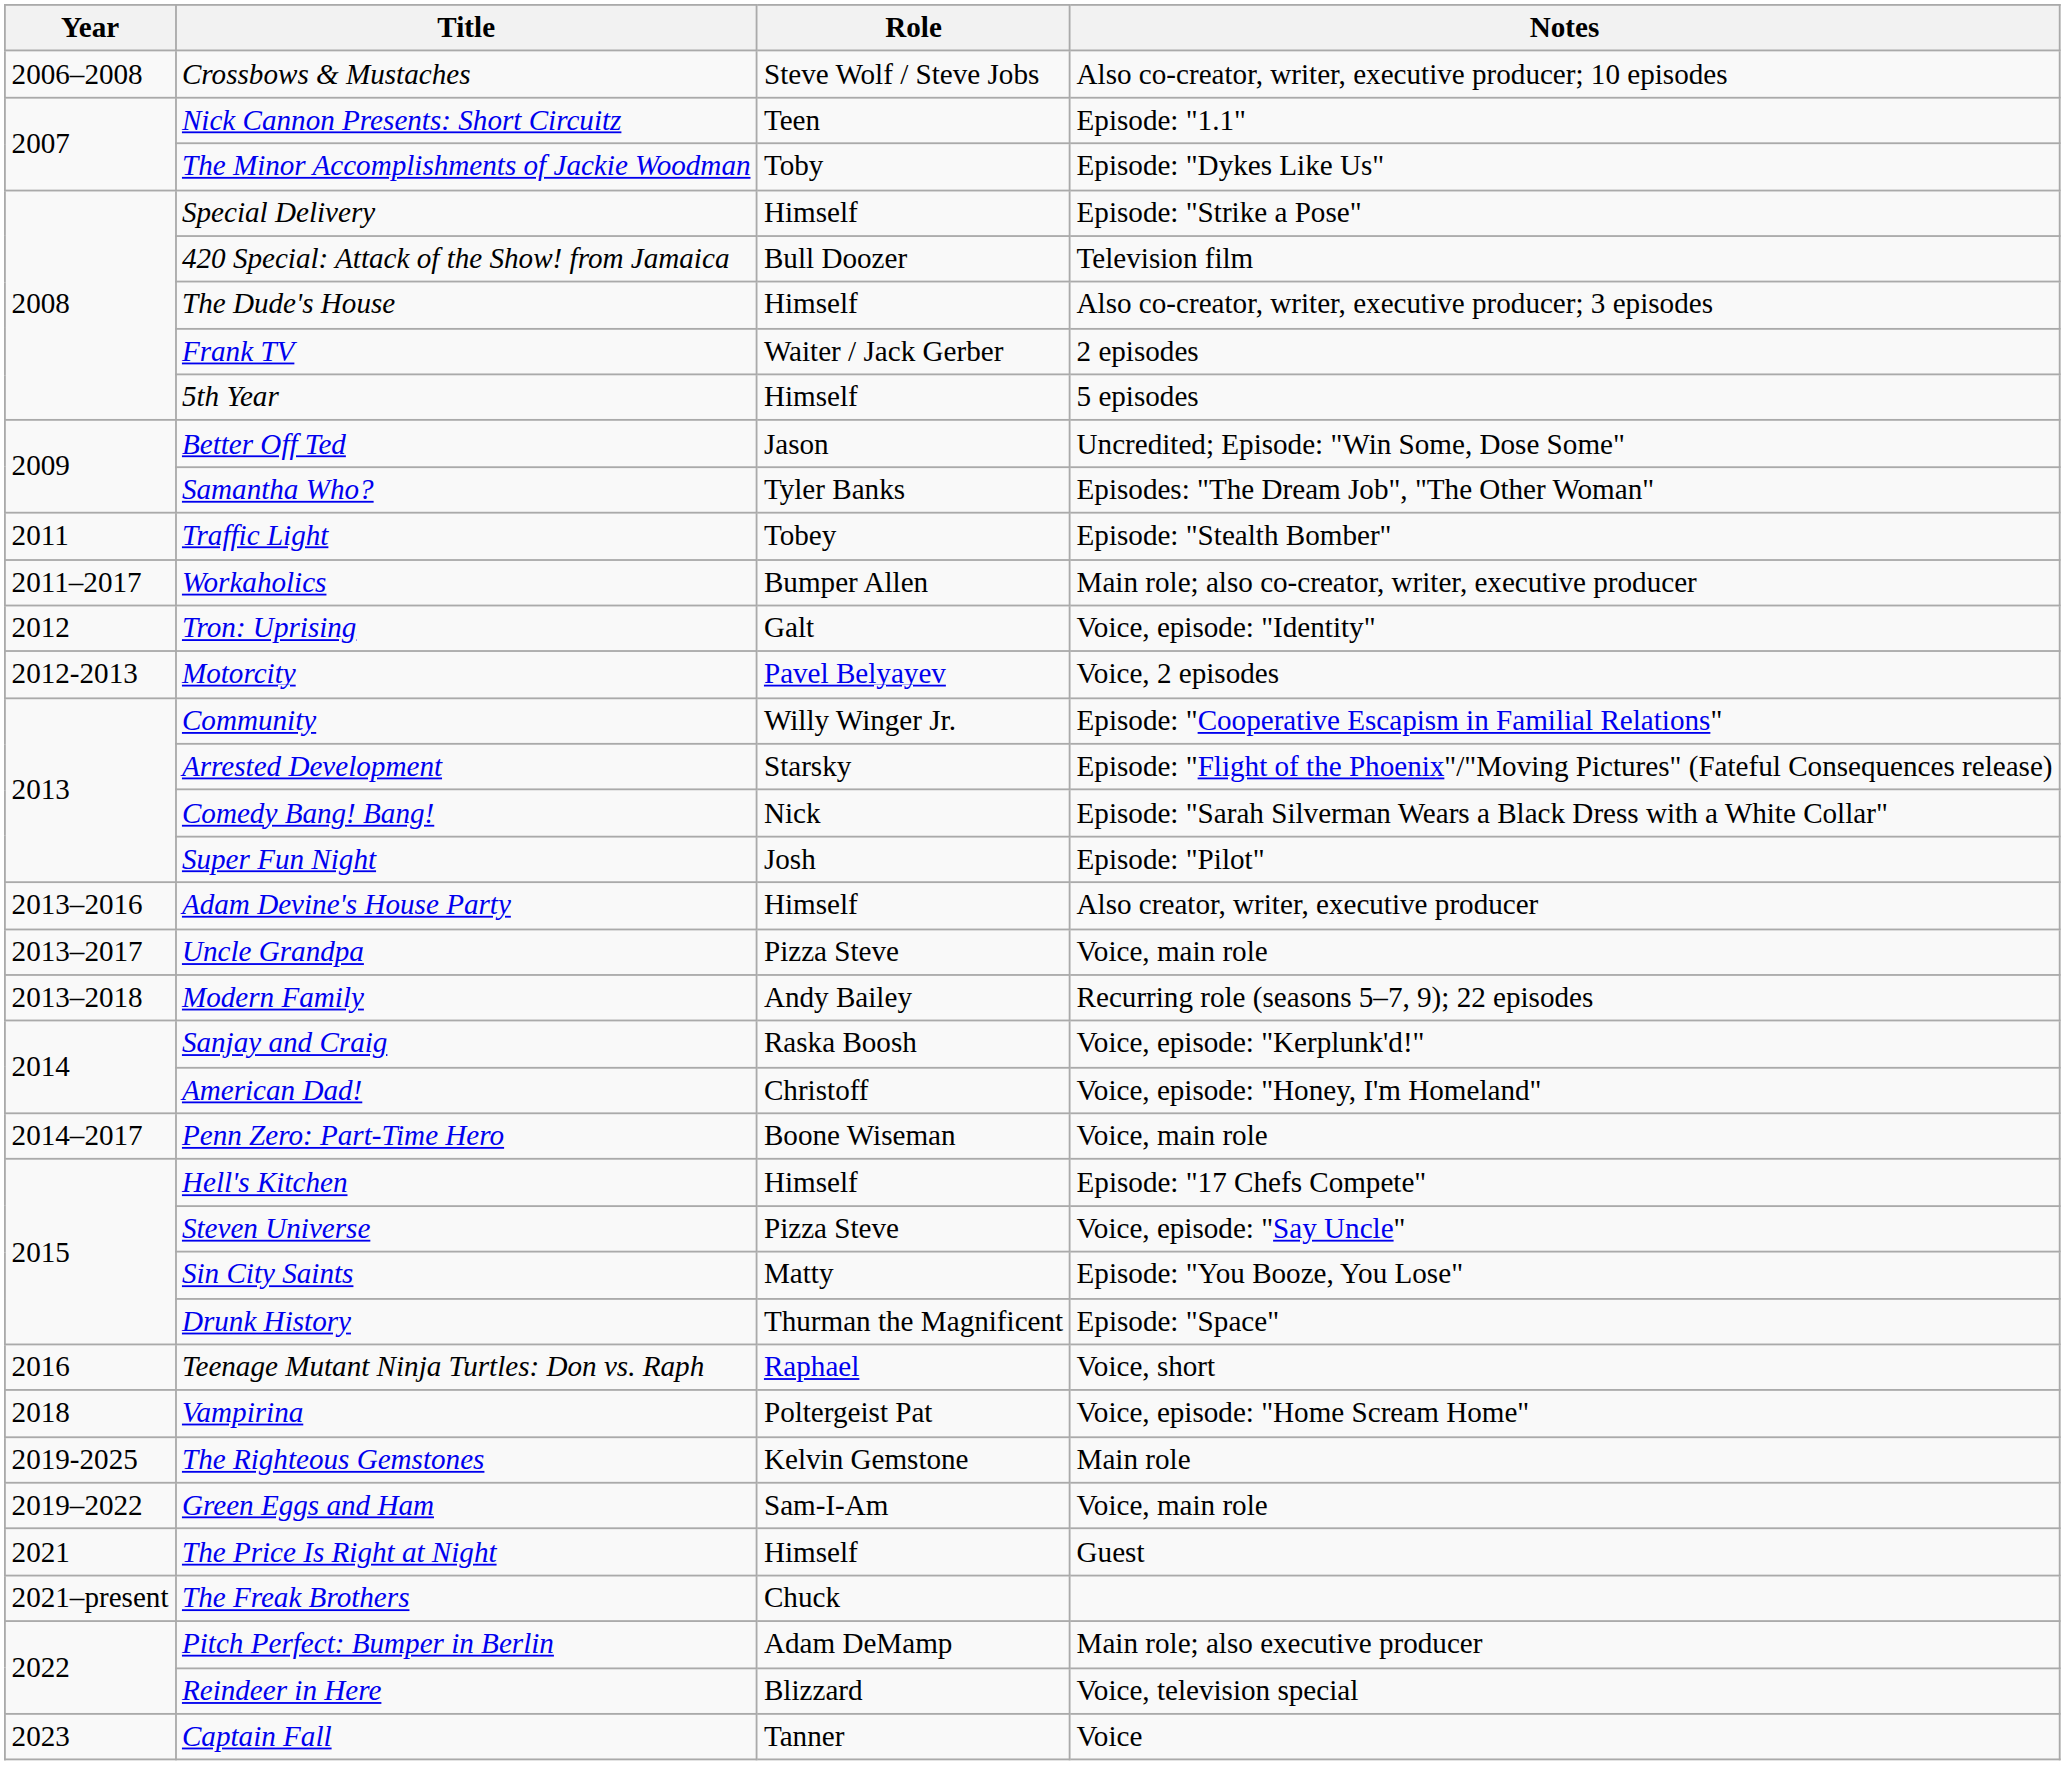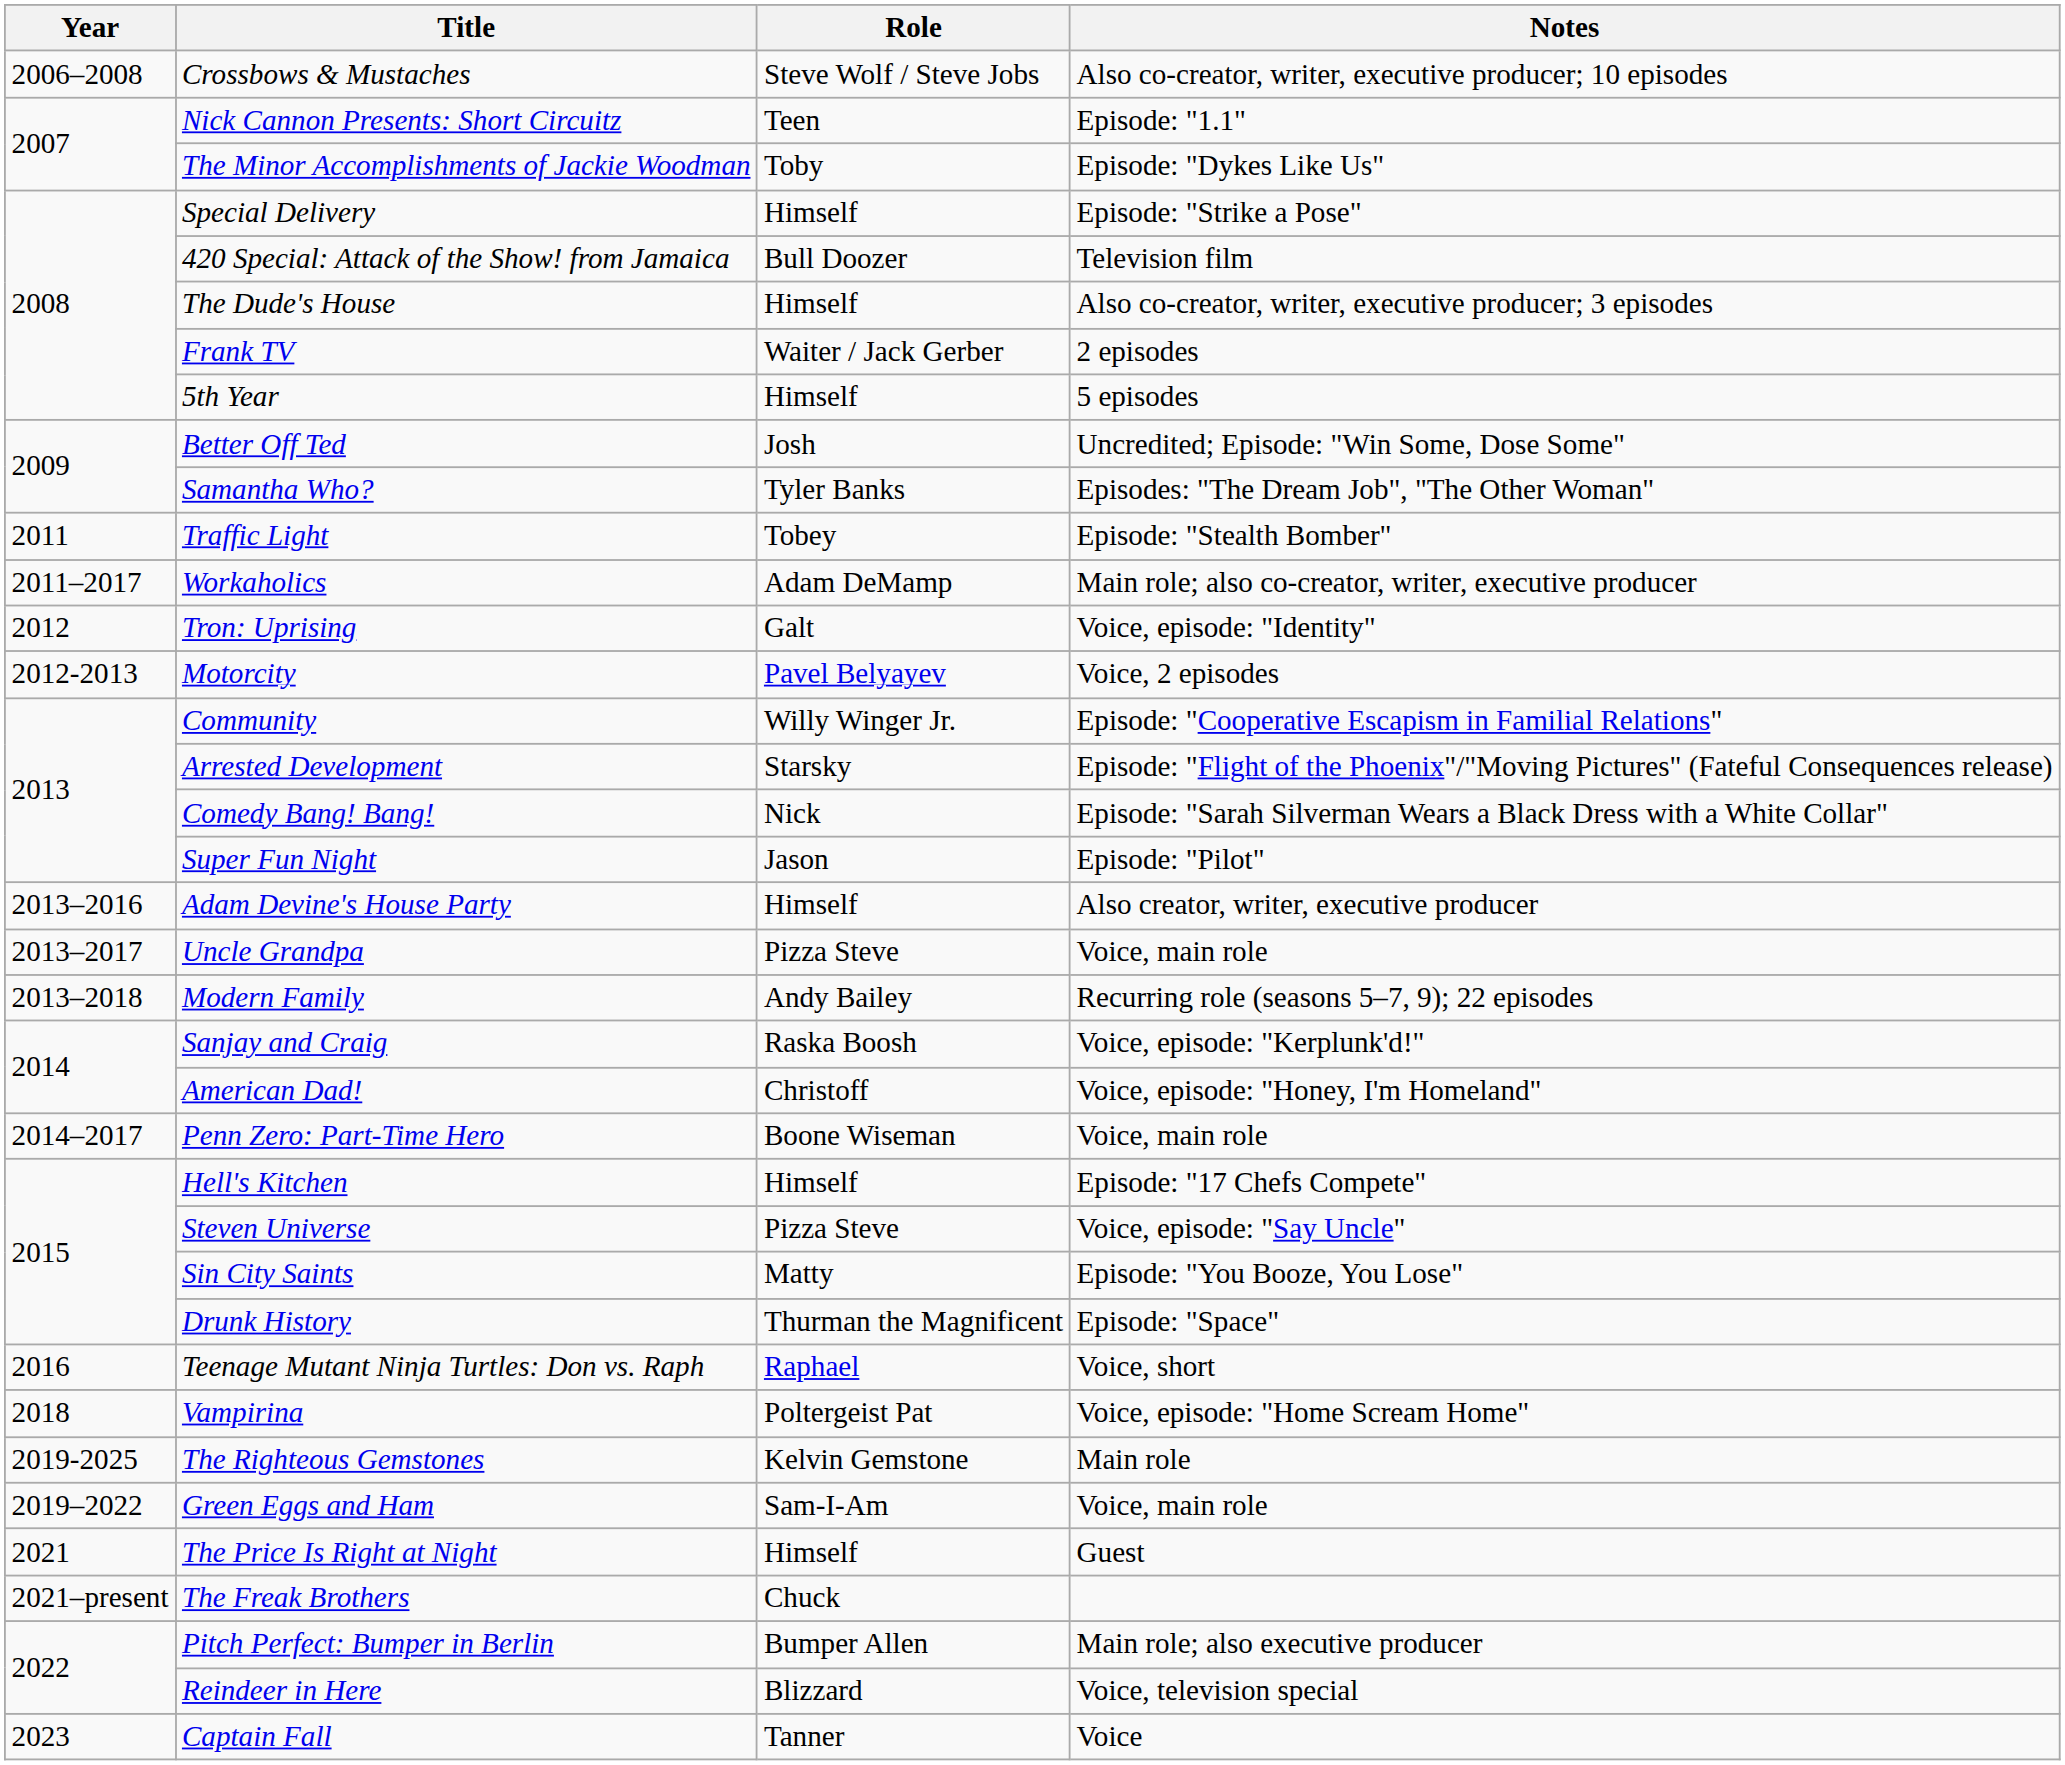(796, 443) Jason -> (790, 443) Josh
(846, 581) Bumper Allen -> (858, 581) Adam DeMamp
(790, 858) Josh -> (796, 858) Jason
(858, 1643) Adam DeMamp -> (846, 1643) Bumper Allen
